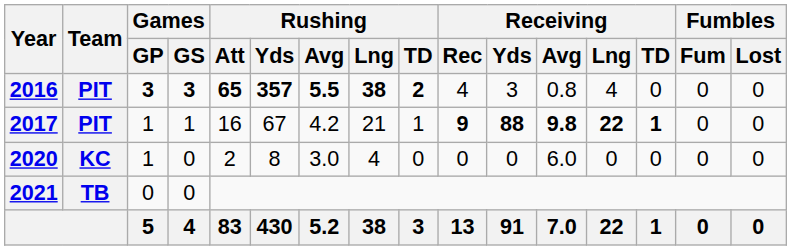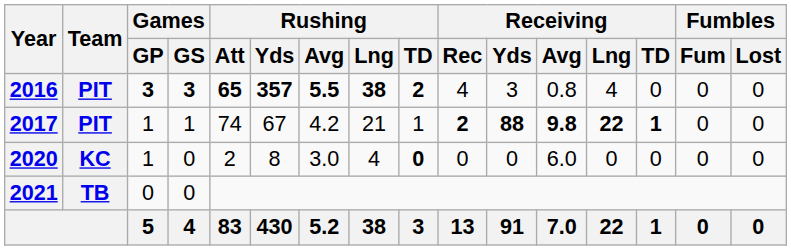(230, 124) 16 -> (230, 124) 74
(462, 124) 9 -> (462, 124) 2
(418, 158) normal -> (418, 158) bold
